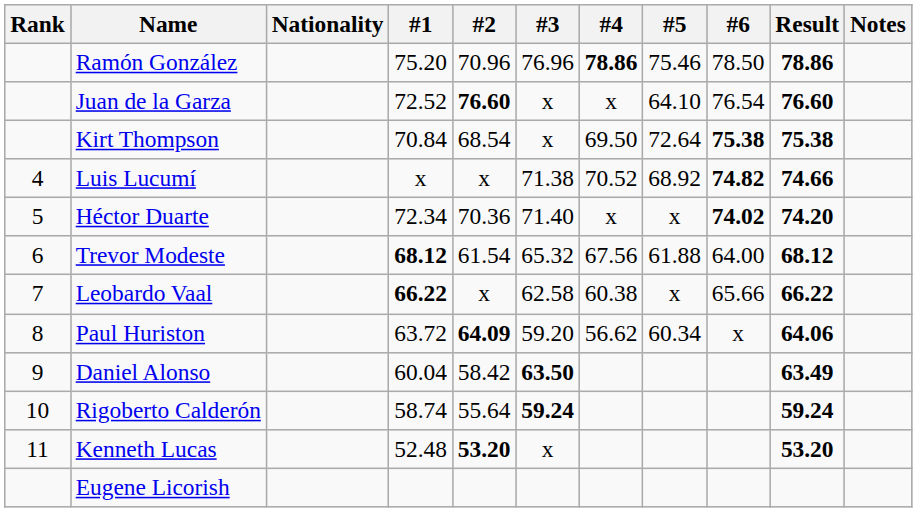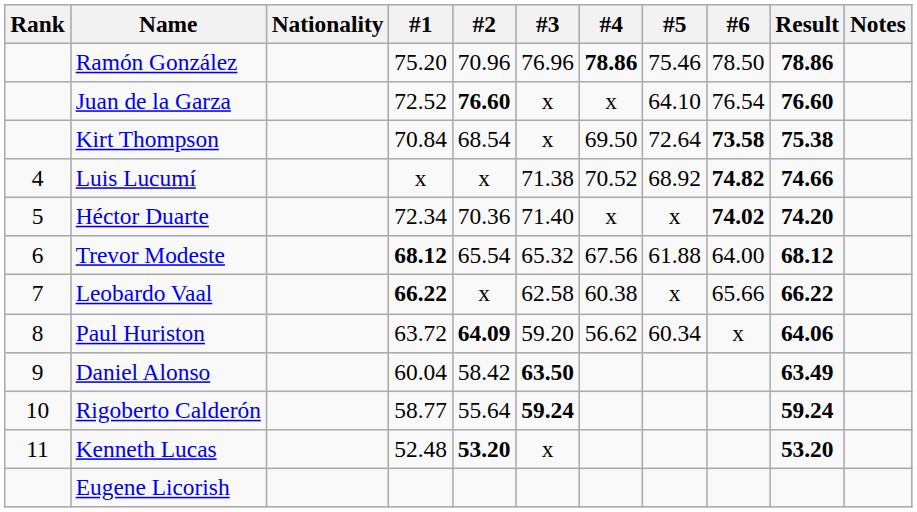(738, 139) 75.38 -> (738, 139) 73.58
(484, 255) 61.54 -> (484, 255) 65.54
(421, 409) 58.74 -> (421, 409) 58.77
